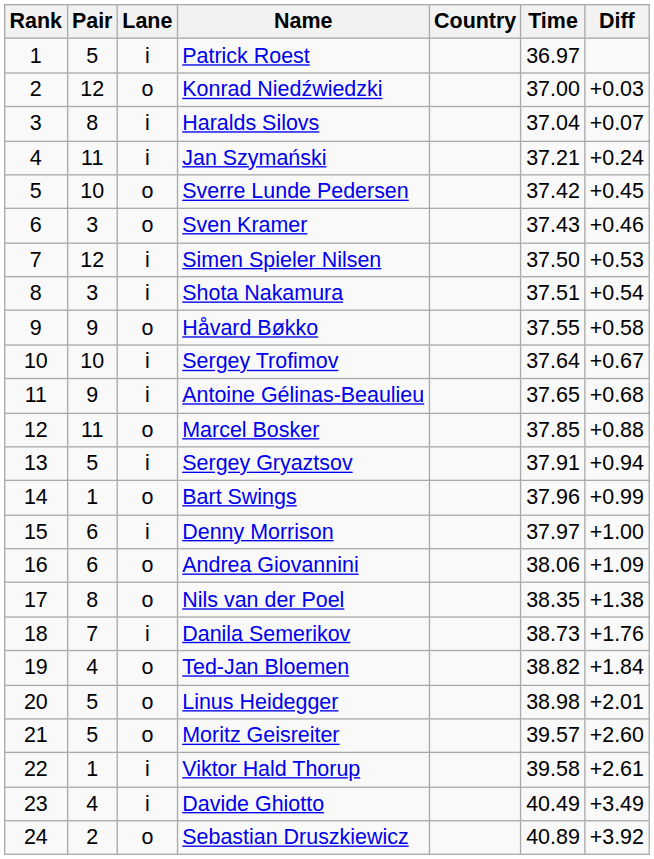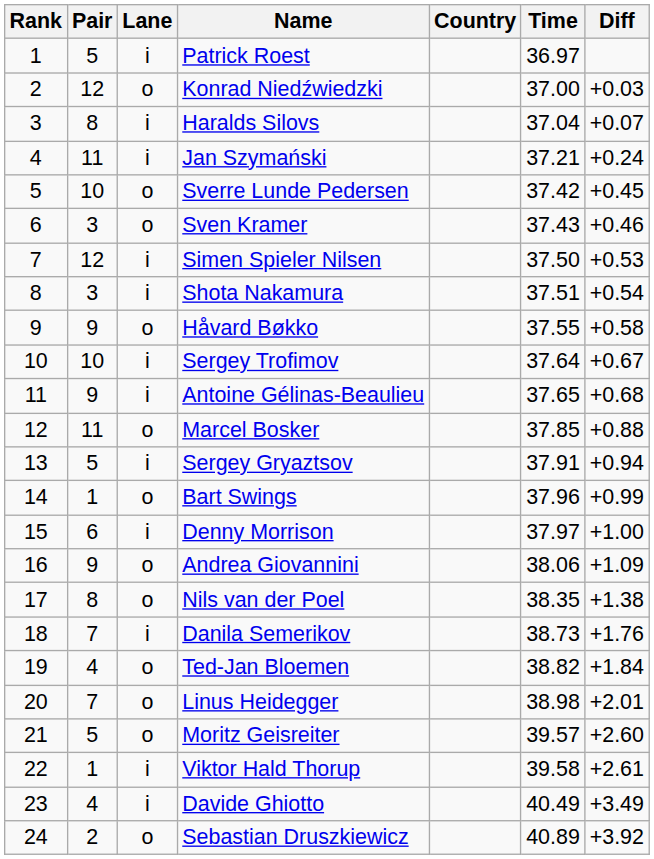(92, 565) 6 -> (92, 565) 9
(92, 701) 5 -> (92, 701) 7
